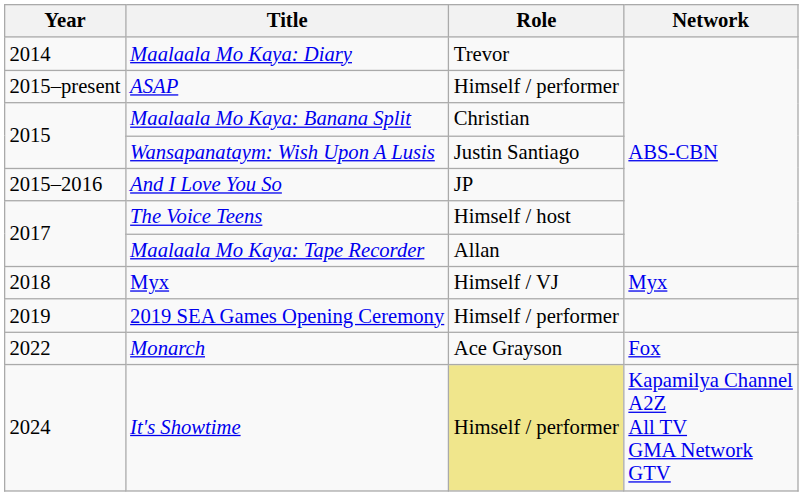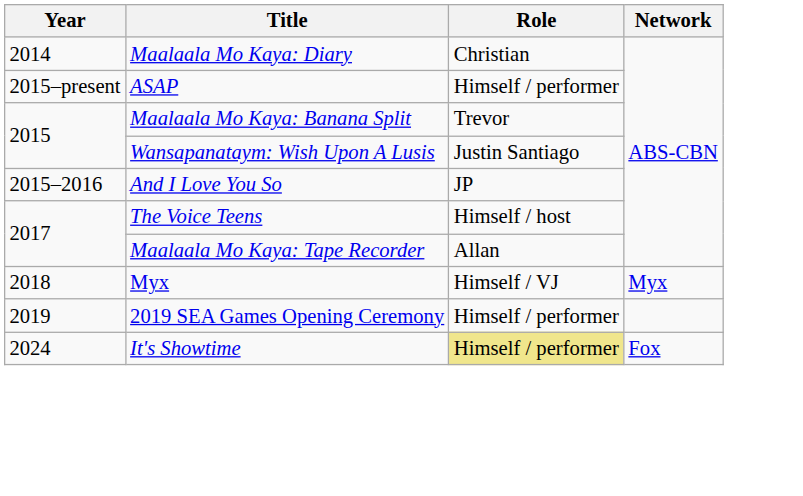(482, 53) Trevor -> (492, 53) Christian
(492, 119) Christian -> (482, 119) Trevor
- row: (168, 348)
(711, 427) Kapamilya Channel A2Z All TV GMA Network GTV -> (644, 348) Fox
